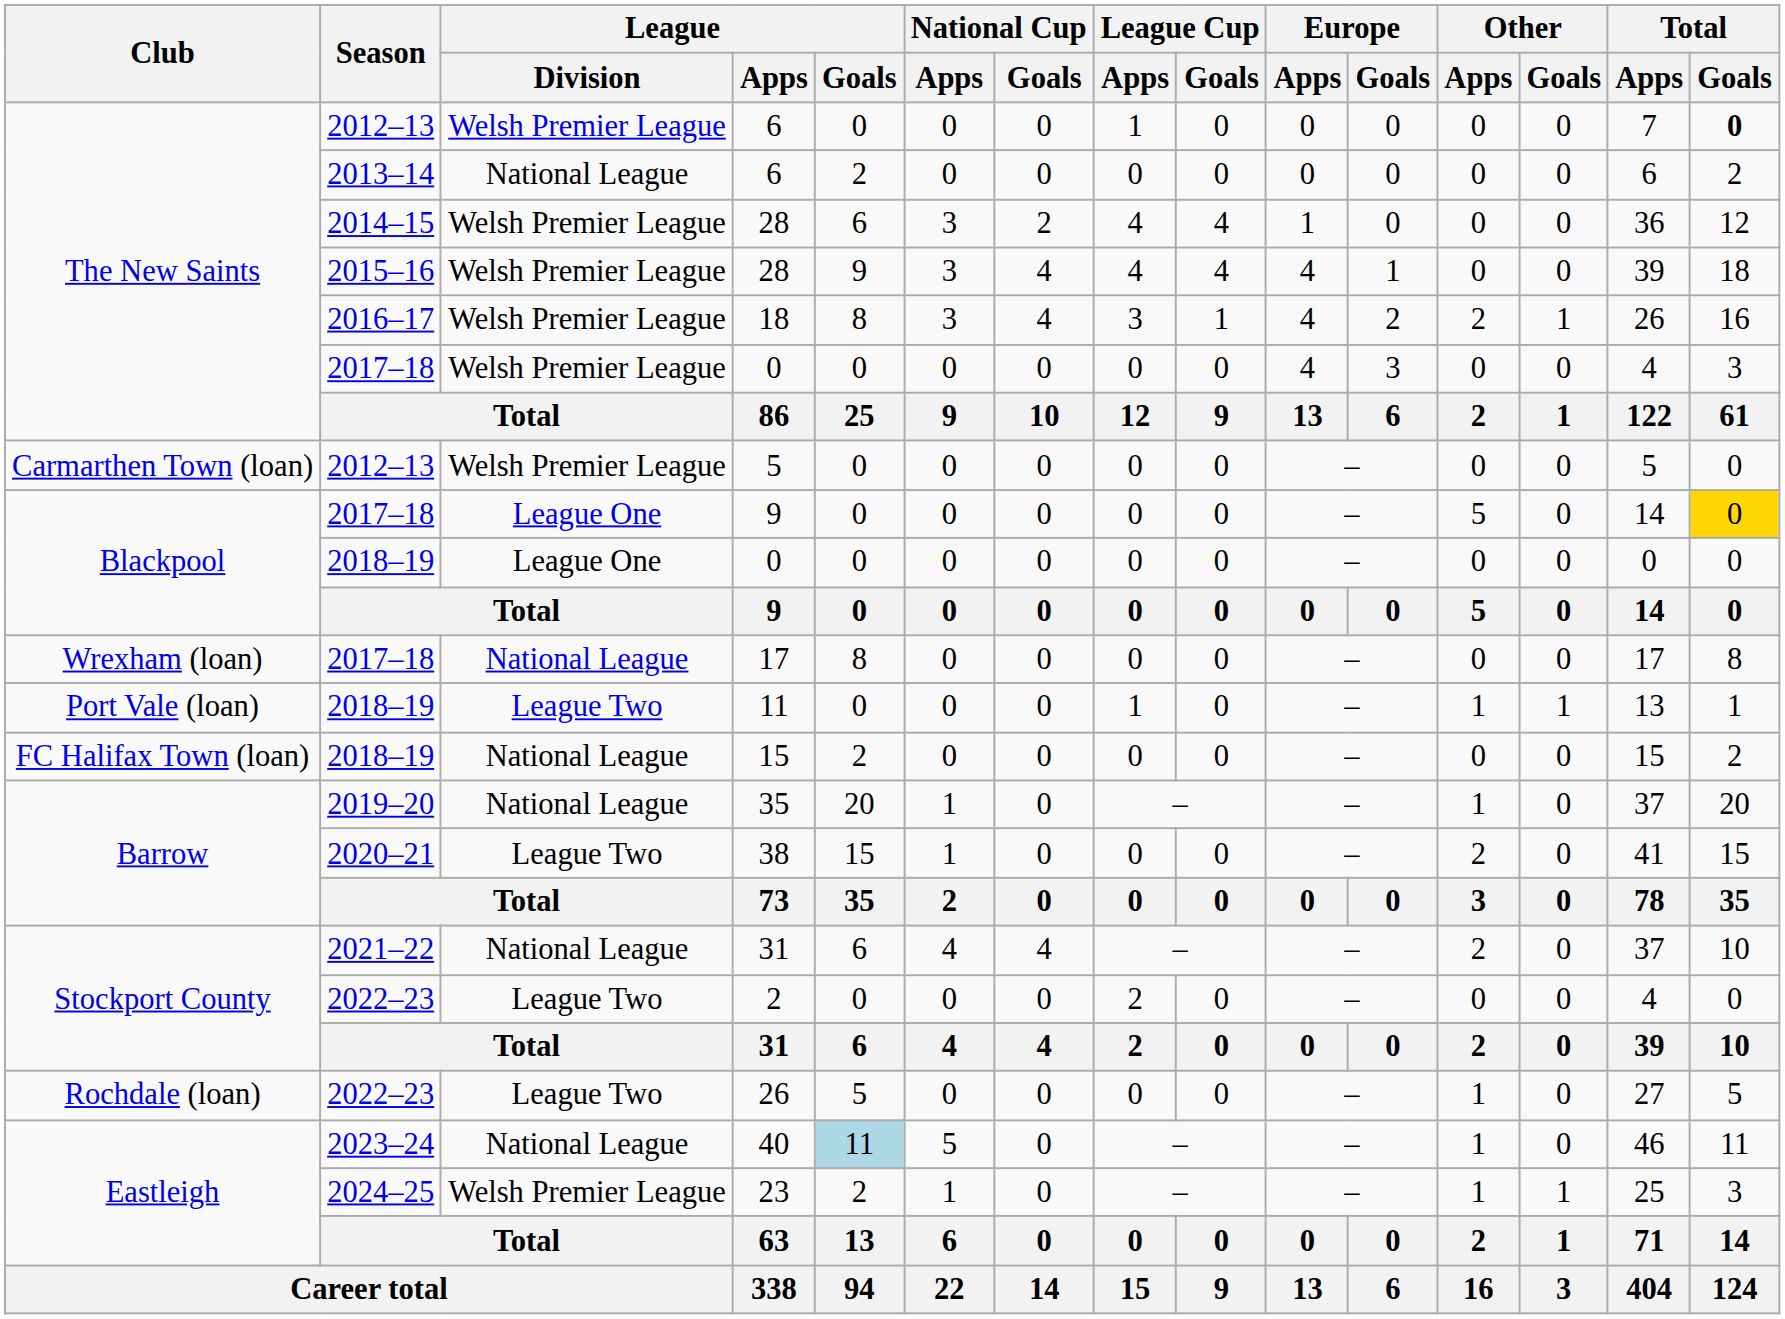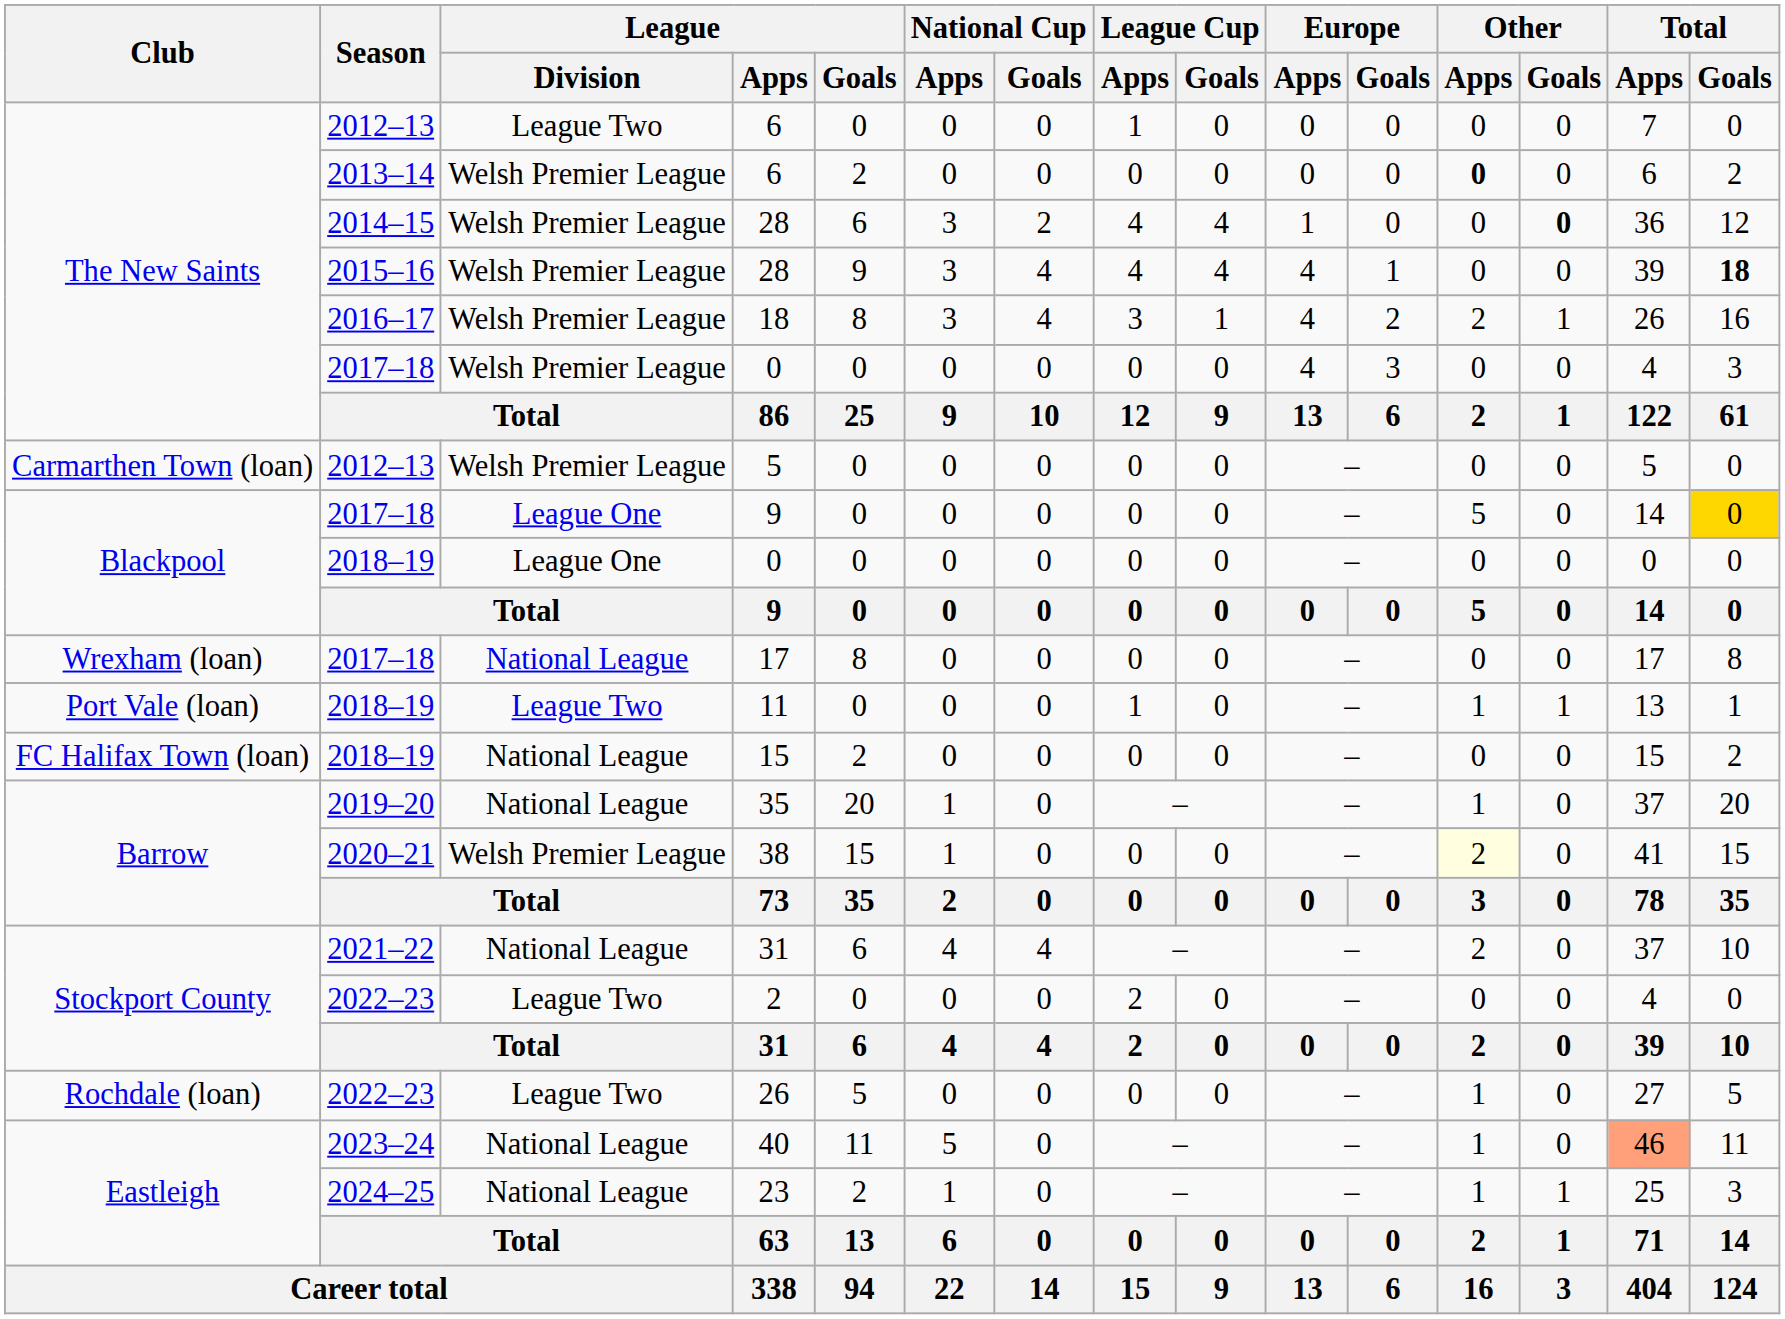(587, 125) Welsh Premier League -> (587, 125) League Two
(1735, 125) bold -> (1735, 125) normal
(587, 174) National League -> (587, 174) Welsh Premier League
(1478, 174) normal -> (1478, 174) bold
(1564, 222) normal -> (1564, 222) bold
(1735, 271) normal -> (1735, 271) bold
(587, 852) League Two -> (587, 852) Welsh Premier League
(1478, 852) no background -> (1478, 852) lightyellow background
(859, 1143) lightblue background -> (859, 1143) no background
(1649, 1143) no background -> (1649, 1143) lightsalmon background
(587, 1191) Welsh Premier League -> (587, 1191) National League
